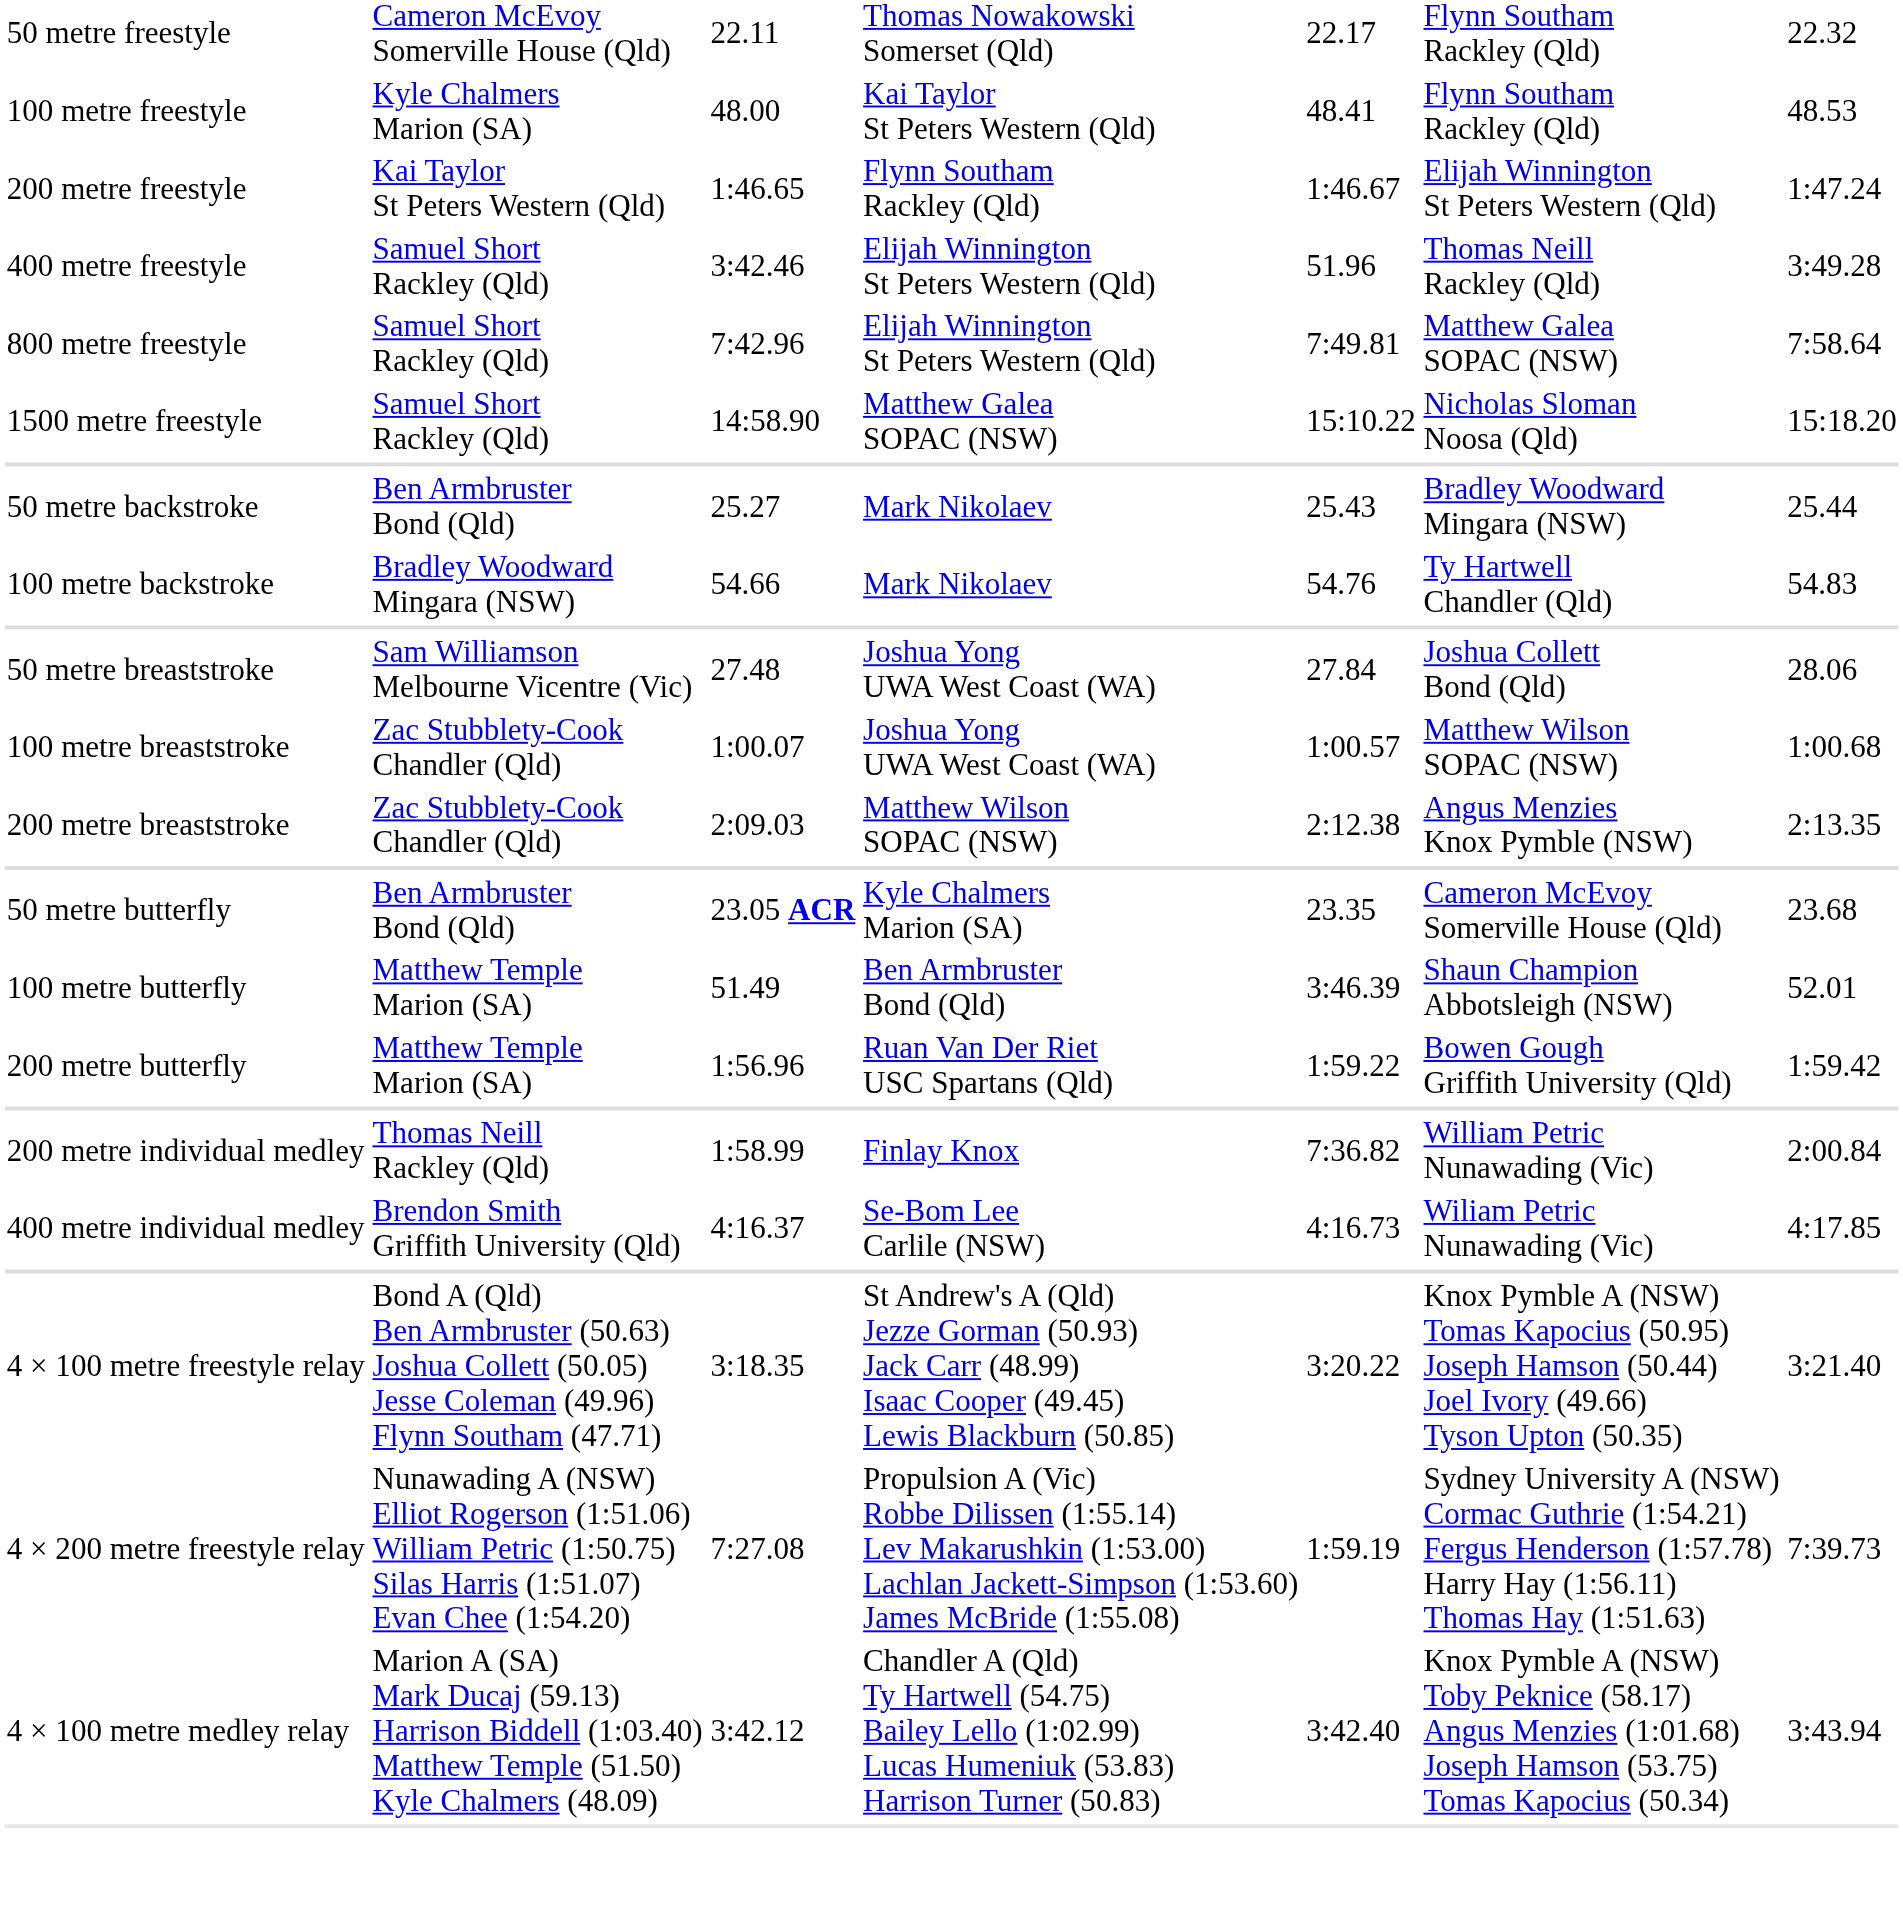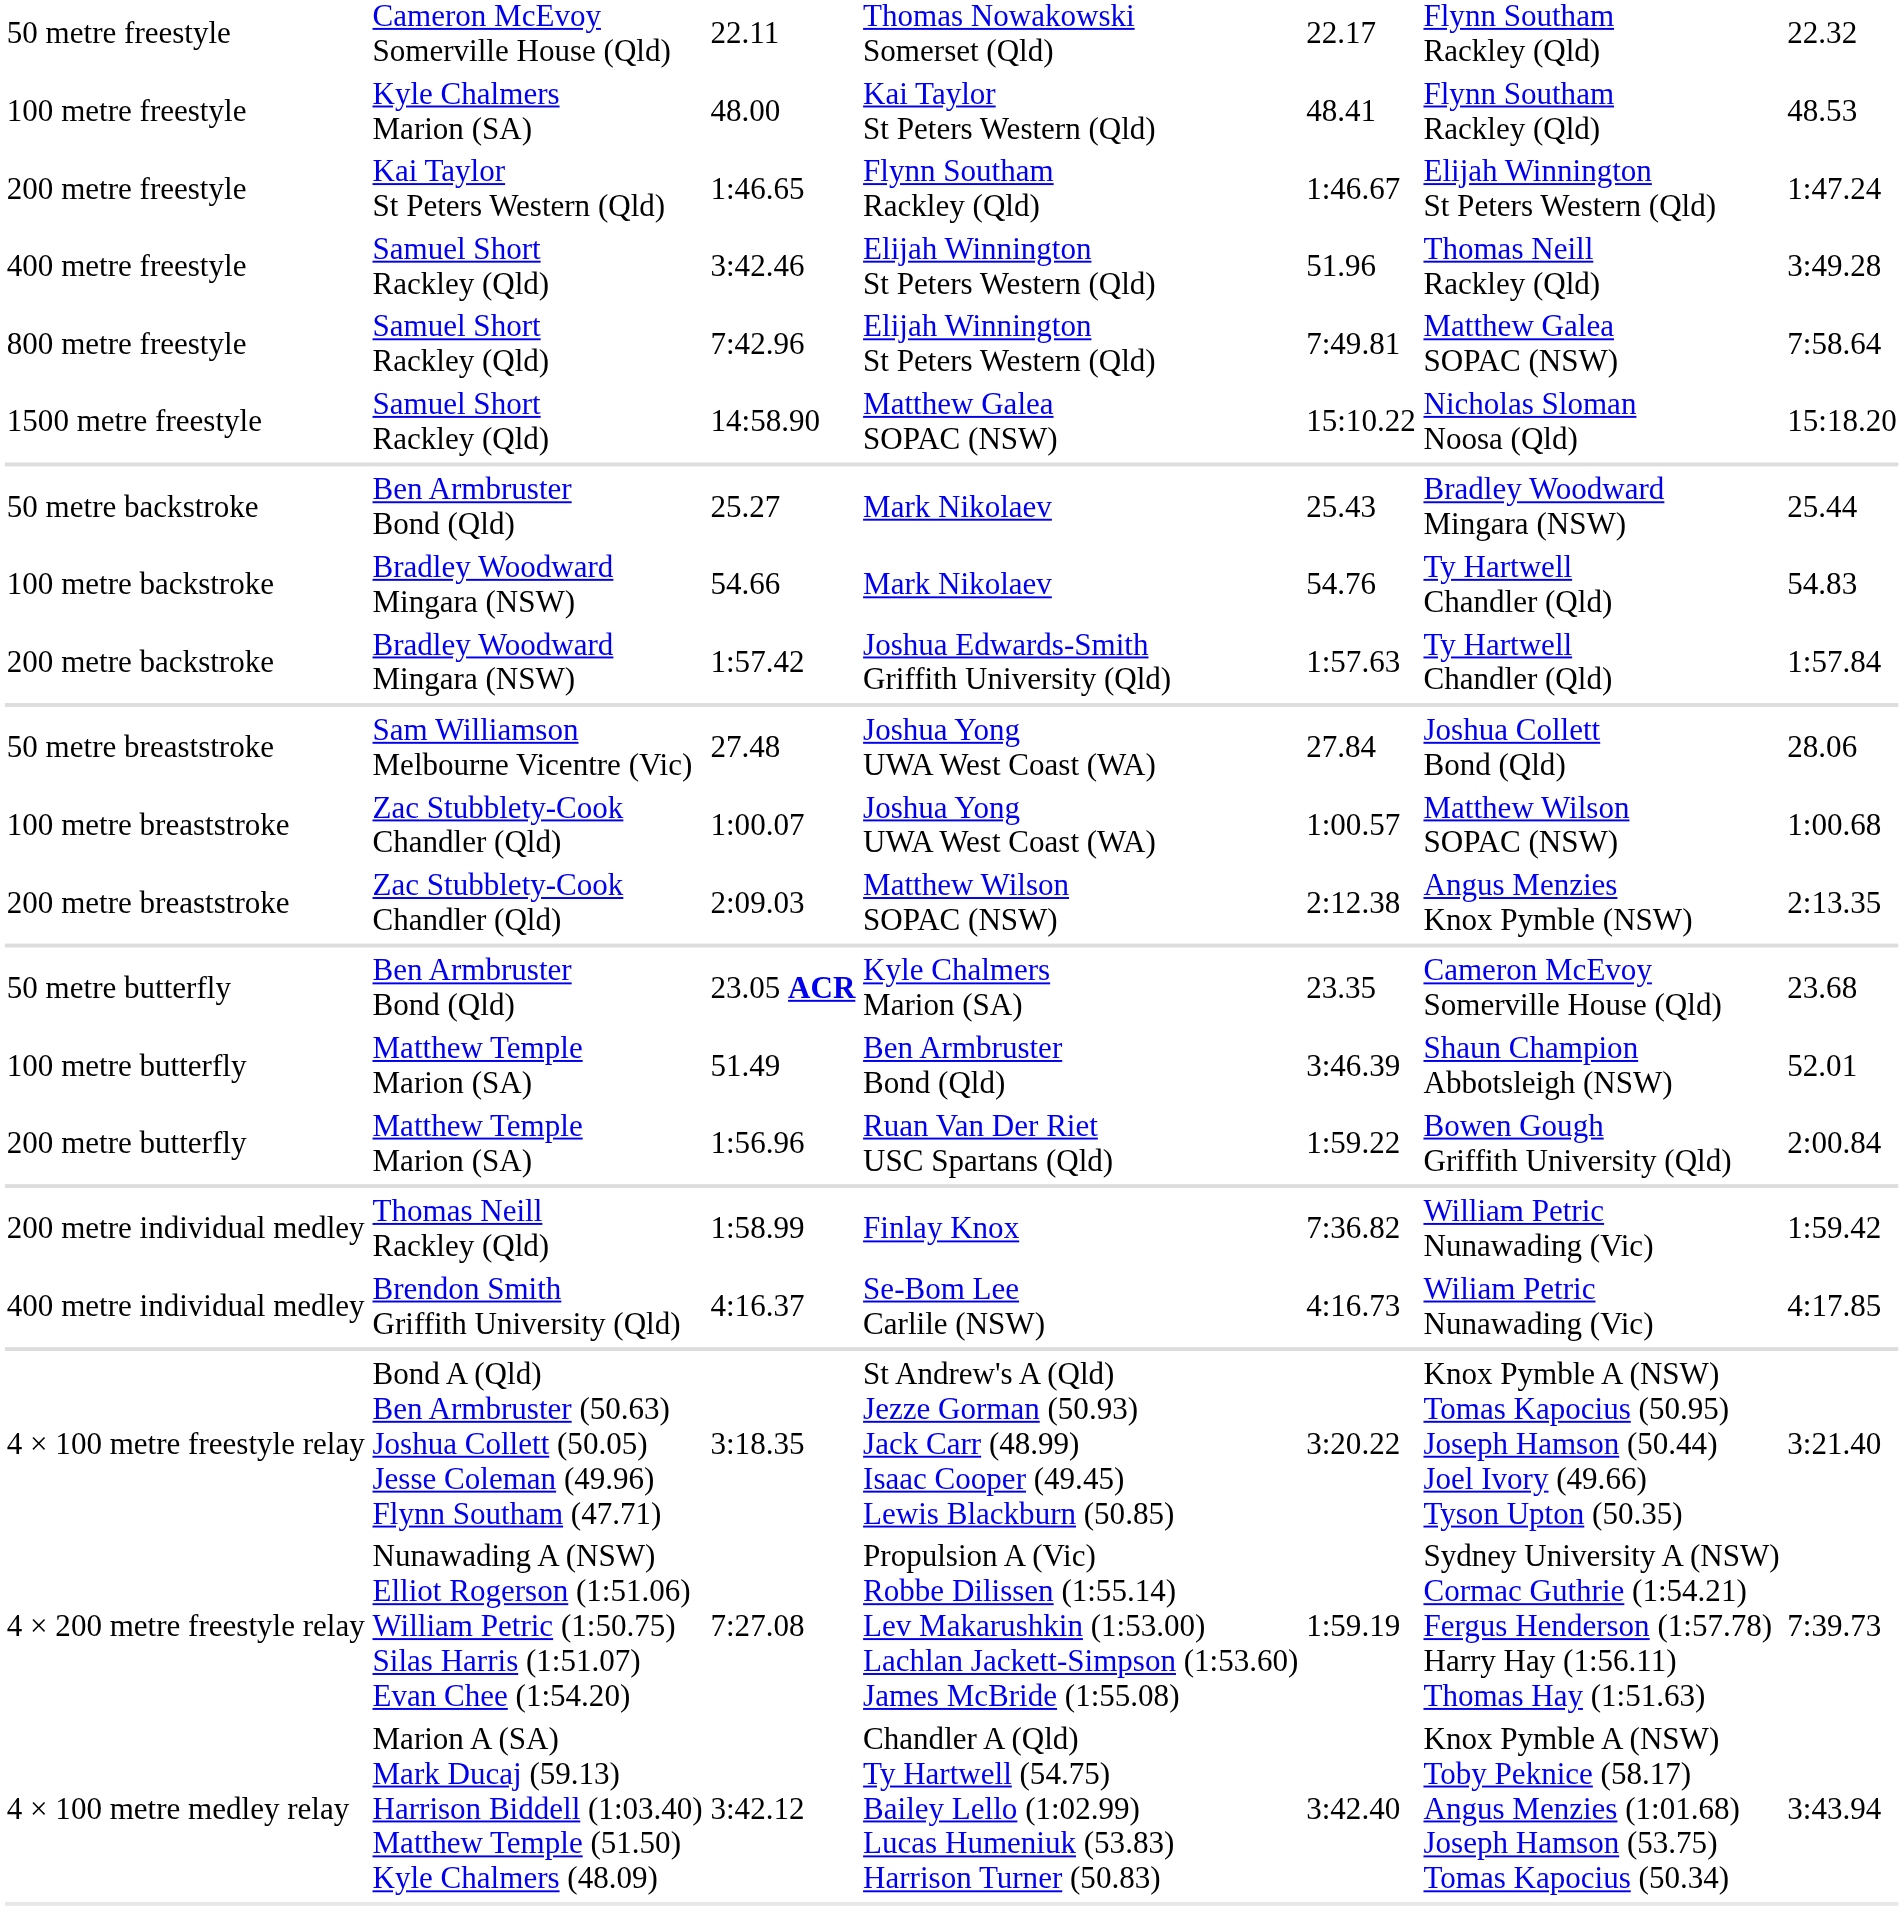+ row: (140, 661)
(1834, 1065) 1:59.42 -> (1834, 1142) 2:00.84
(1834, 1150) 2:00.84 -> (1834, 1228) 1:59.42
